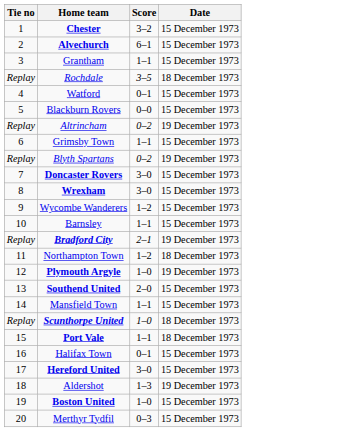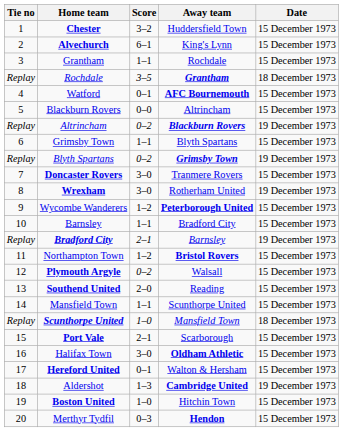+ column: (207, 12)
(200, 191) 15 December 1973 -> (297, 191) 19 December 1973
(200, 256) 18 December 1973 -> (297, 256) 15 December 1973
(144, 272) 1–0 -> (144, 272) 0–2
(200, 272) 19 December 1973 -> (297, 272) 15 December 1973
(144, 337) 1–1 -> (144, 337) 2–1
(200, 337) 18 December 1973 -> (297, 337) 15 December 1973
(144, 353) 0–1 -> (144, 353) 3–0
(144, 369) 3–0 -> (144, 369) 0–1
